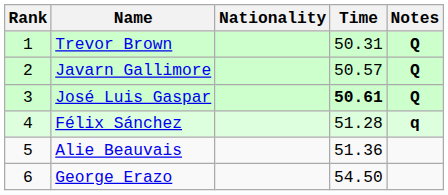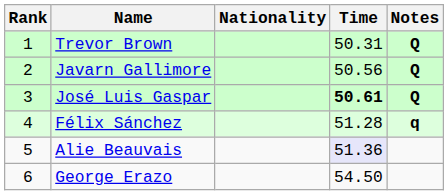(358, 71) 50.57 -> (358, 71) 50.56
(358, 150) no background -> (358, 150) lavender background
